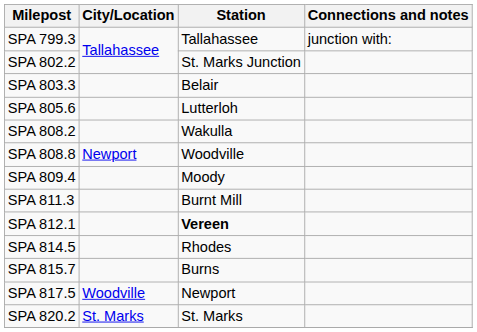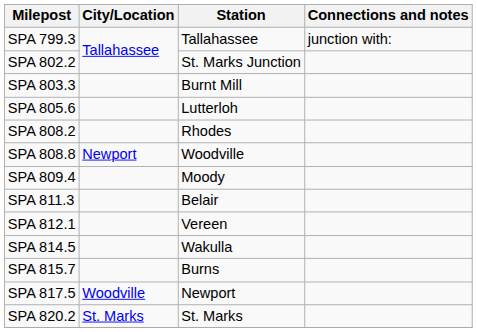(200, 85) Belair -> (212, 85) Burnt Mill
(207, 131) Wakulla -> (206, 131) Rhodes
(212, 200) Burnt Mill -> (200, 200) Belair
(205, 223) bold -> (204, 223) normal
(206, 246) Rhodes -> (207, 246) Wakulla
